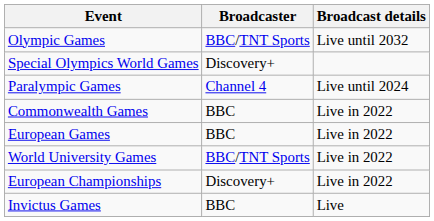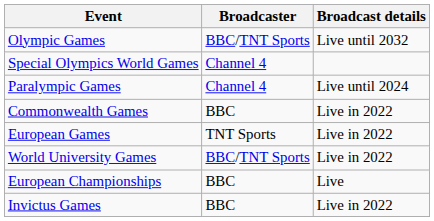(240, 63) Discovery+ -> (236, 63) Channel 4
(220, 134) BBC -> (241, 134) TNT Sports
(240, 181) Discovery+ -> (220, 181) BBC
(355, 181) Live in 2022 -> (330, 181) Live
(330, 205) Live -> (355, 205) Live in 2022
